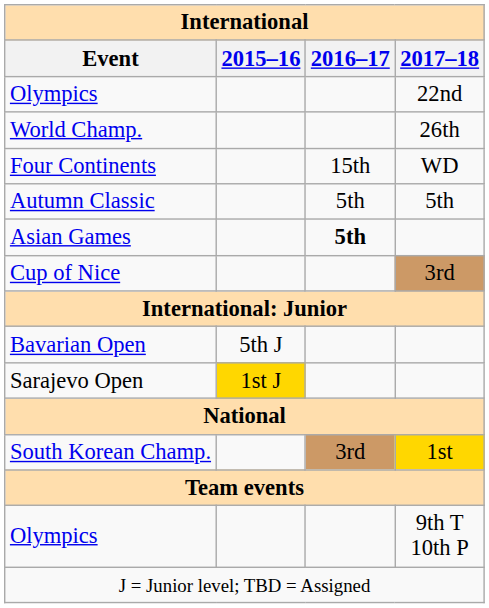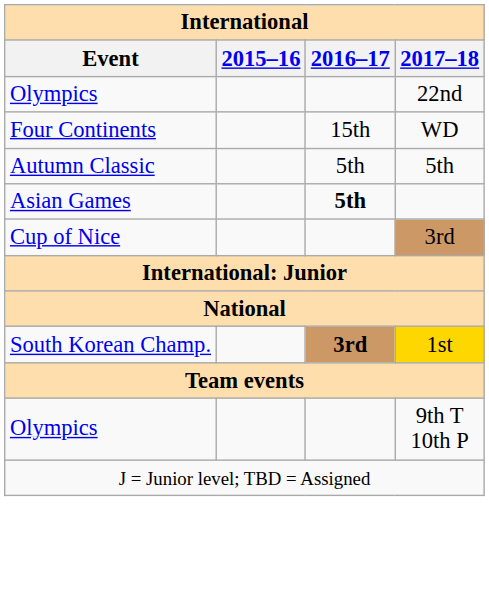- row: (76, 129)
- row: (78, 344)
- row: (77, 380)
(350, 451) normal -> (350, 344) bold
